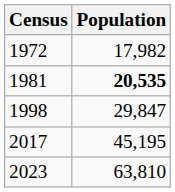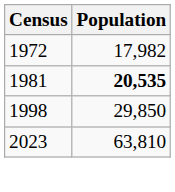(140, 111) 29,847 -> (140, 111) 29,850
- row: (28, 141)
